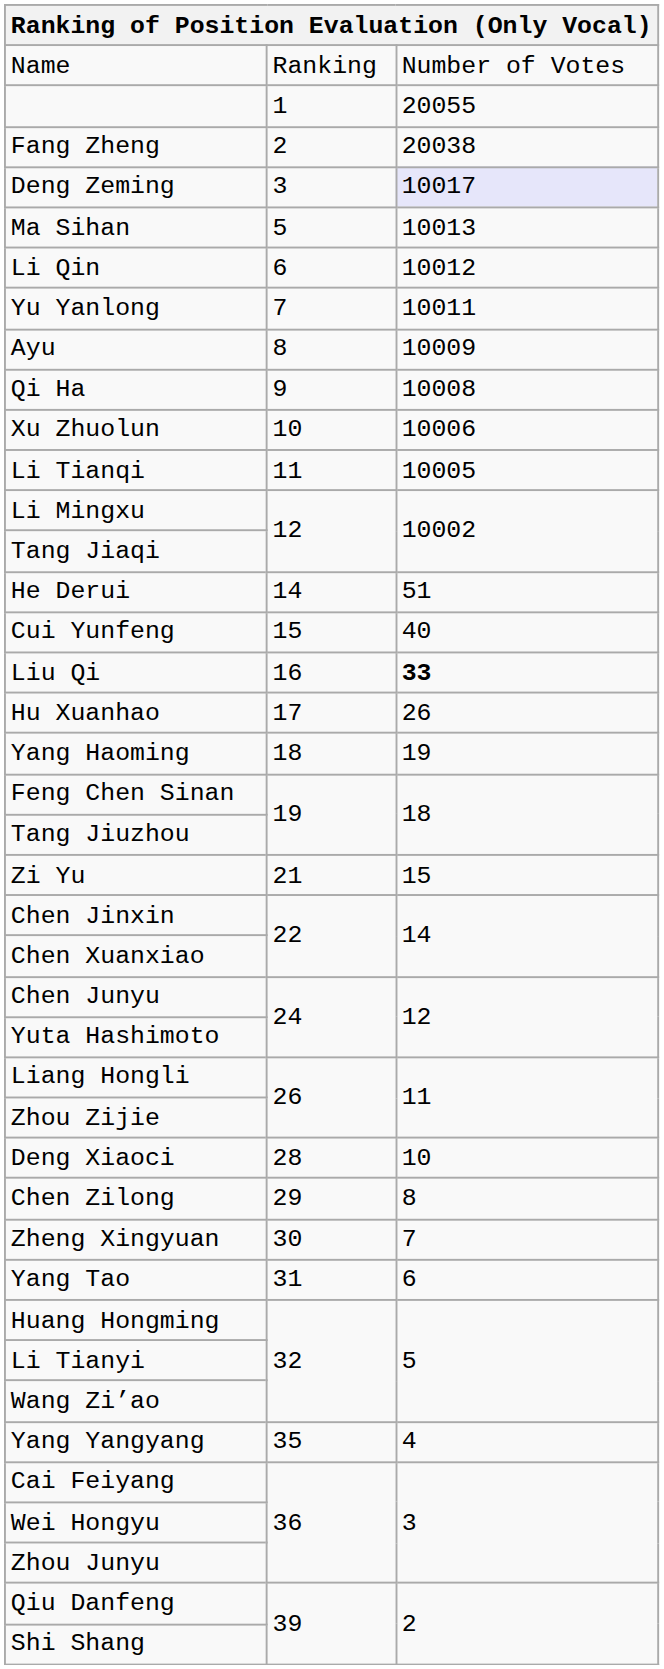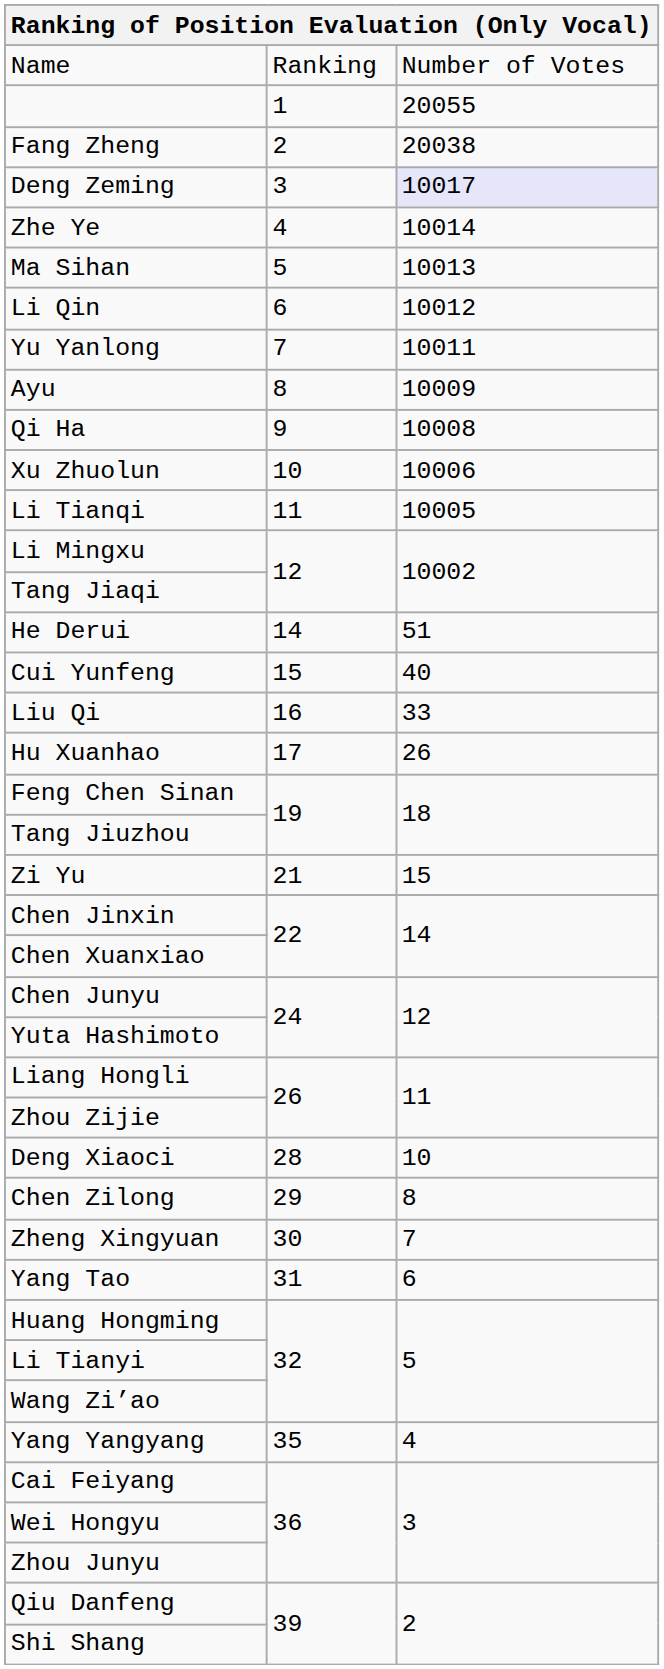+ row: (56, 228)
(417, 673) bold -> (417, 713) normal
- row: (100, 754)
